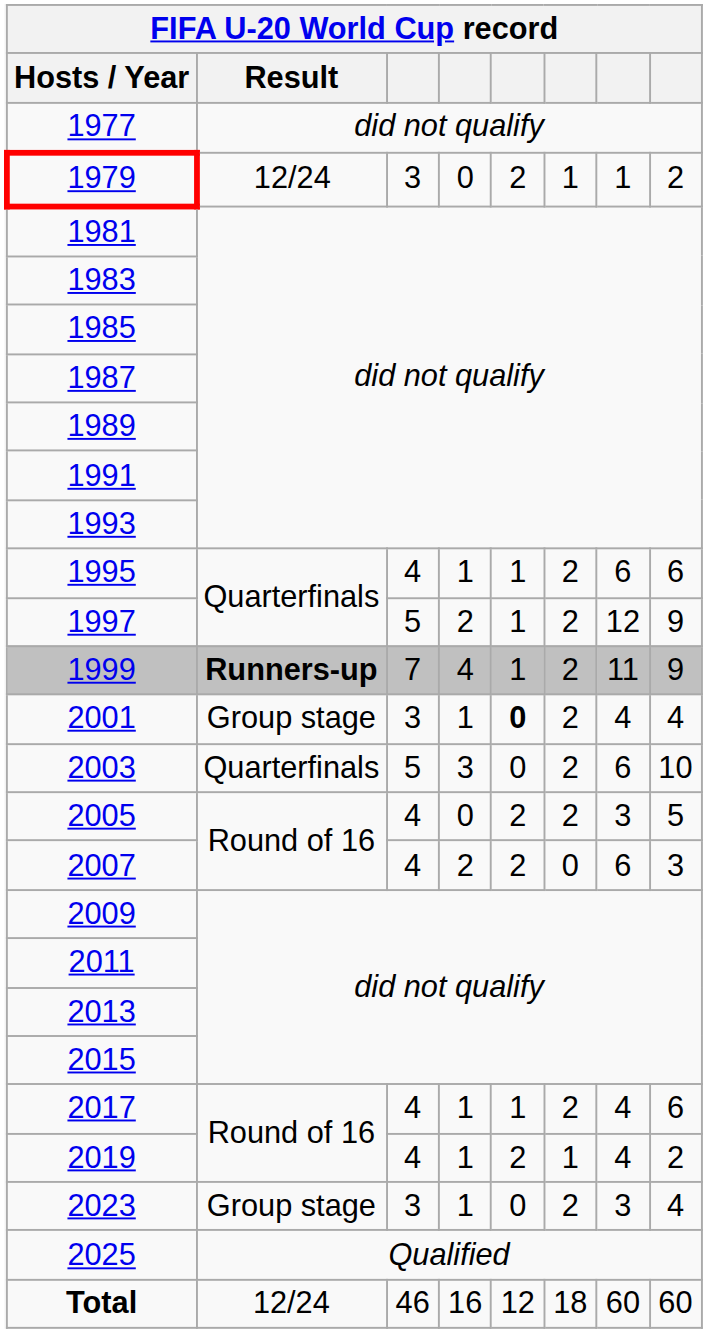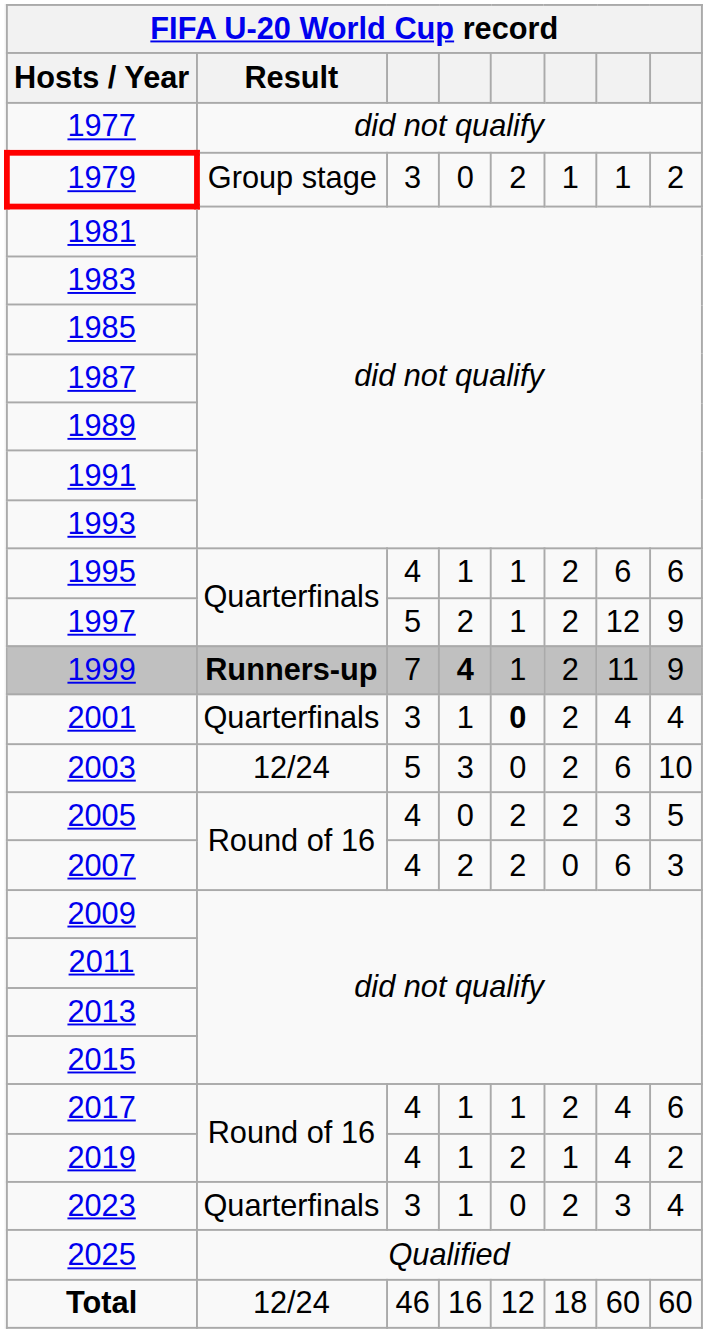(292, 178) 12/24 -> (292, 178) Group stage
(465, 669) normal -> (465, 669) bold
(291, 718) Group stage -> (291, 718) Quarterfinals
(291, 767) Quarterfinals -> (291, 767) 12/24
(291, 1205) Group stage -> (291, 1205) Quarterfinals
